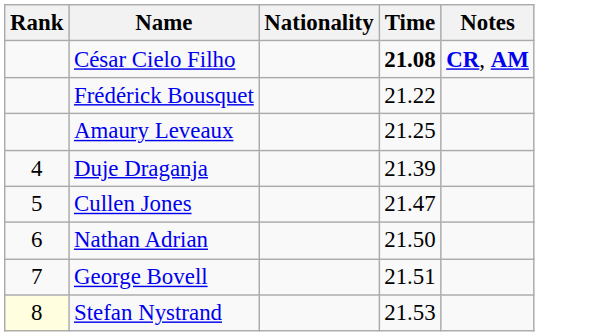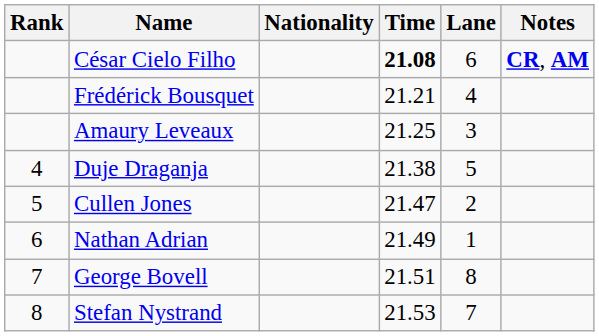+ column: (471, 22)
(410, 95) 21.22 -> (410, 95) 21.21
(410, 167) 21.39 -> (410, 167) 21.38
(410, 240) 21.50 -> (410, 240) 21.49
(37, 312) lightyellow background -> (37, 312) no background
